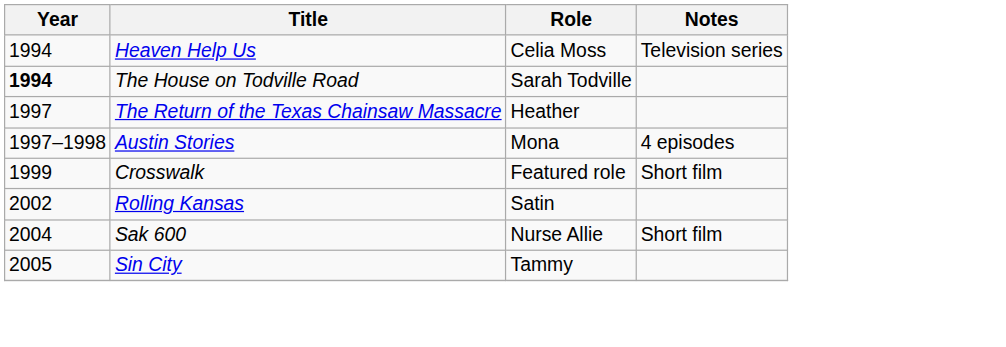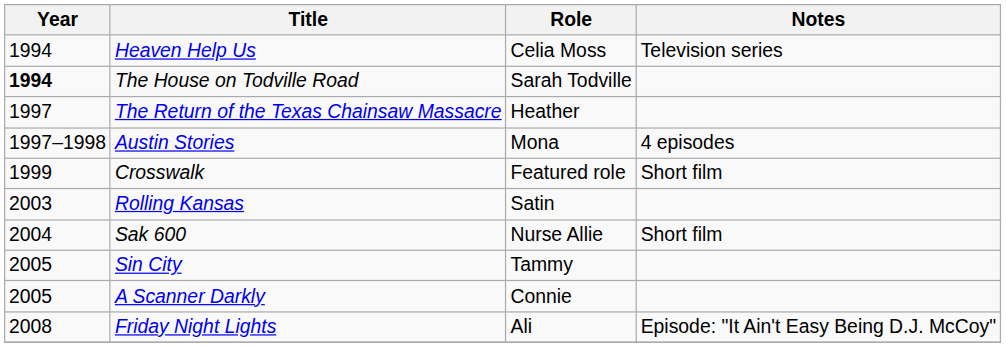(31, 204) 2002 -> (31, 204) 2003
+ row: (190, 296)
+ row: (196, 326)
